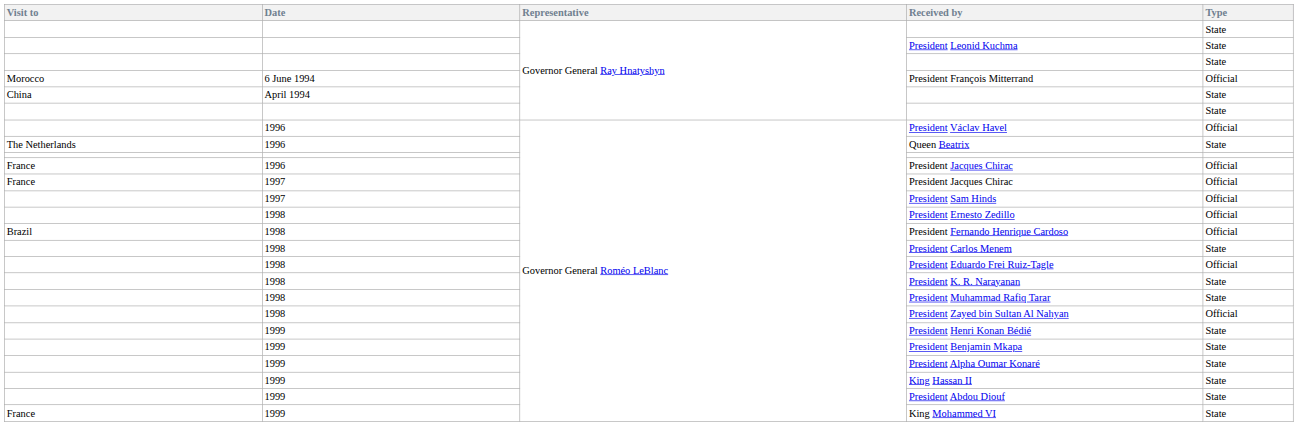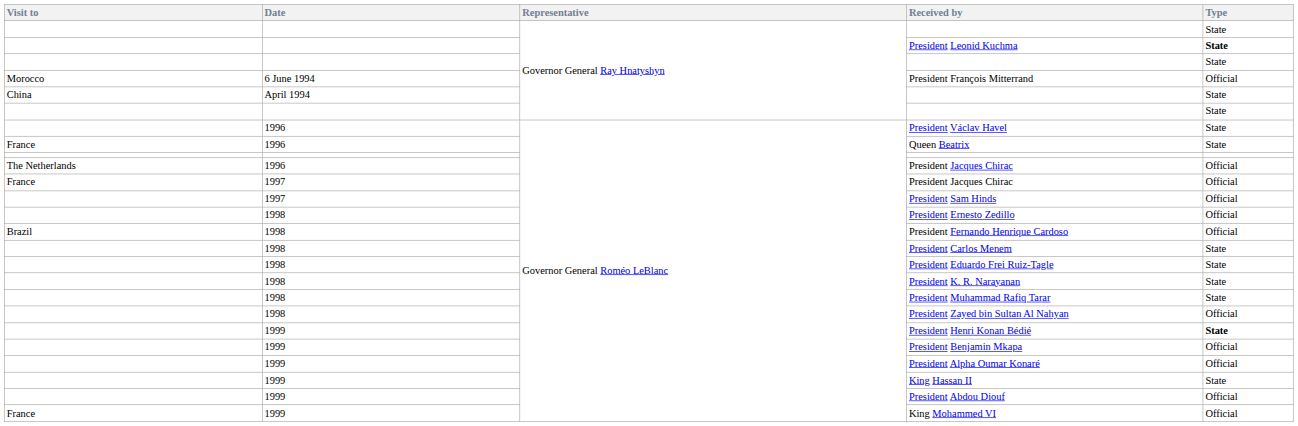(1216, 45) normal -> (1217, 45) bold
(1222, 128) Official -> (1216, 128) State
(41, 144) The Netherlands -> (21, 144) France
(21, 165) France -> (41, 165) The Netherlands
(1222, 264) Official -> (1216, 264) State
(1216, 330) normal -> (1217, 330) bold
(1216, 347) State -> (1222, 347) Official
(1216, 363) State -> (1222, 363) Official
(1216, 396) State -> (1222, 396) Official
(1216, 413) State -> (1222, 413) Official
